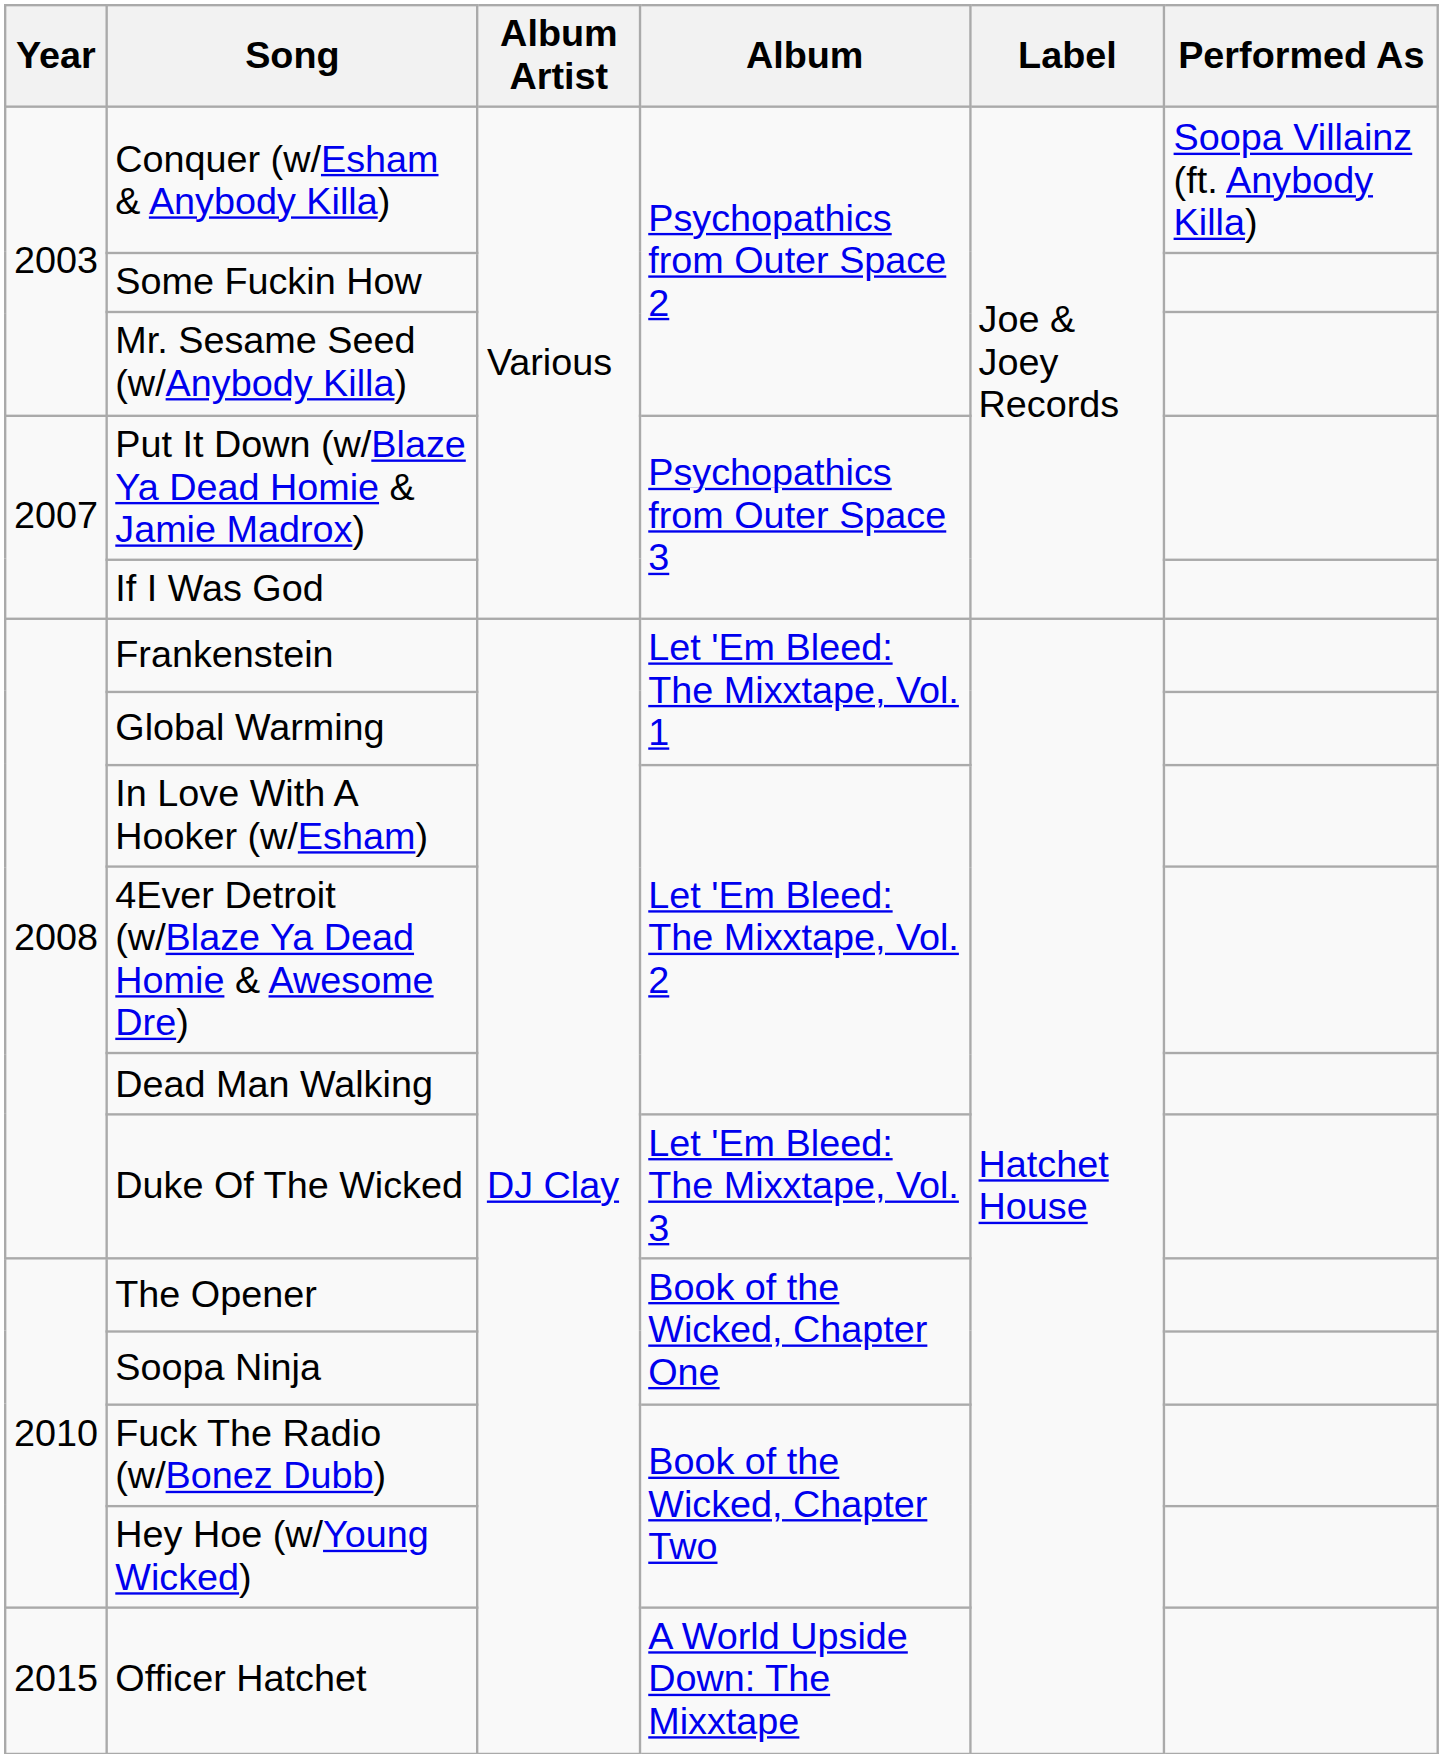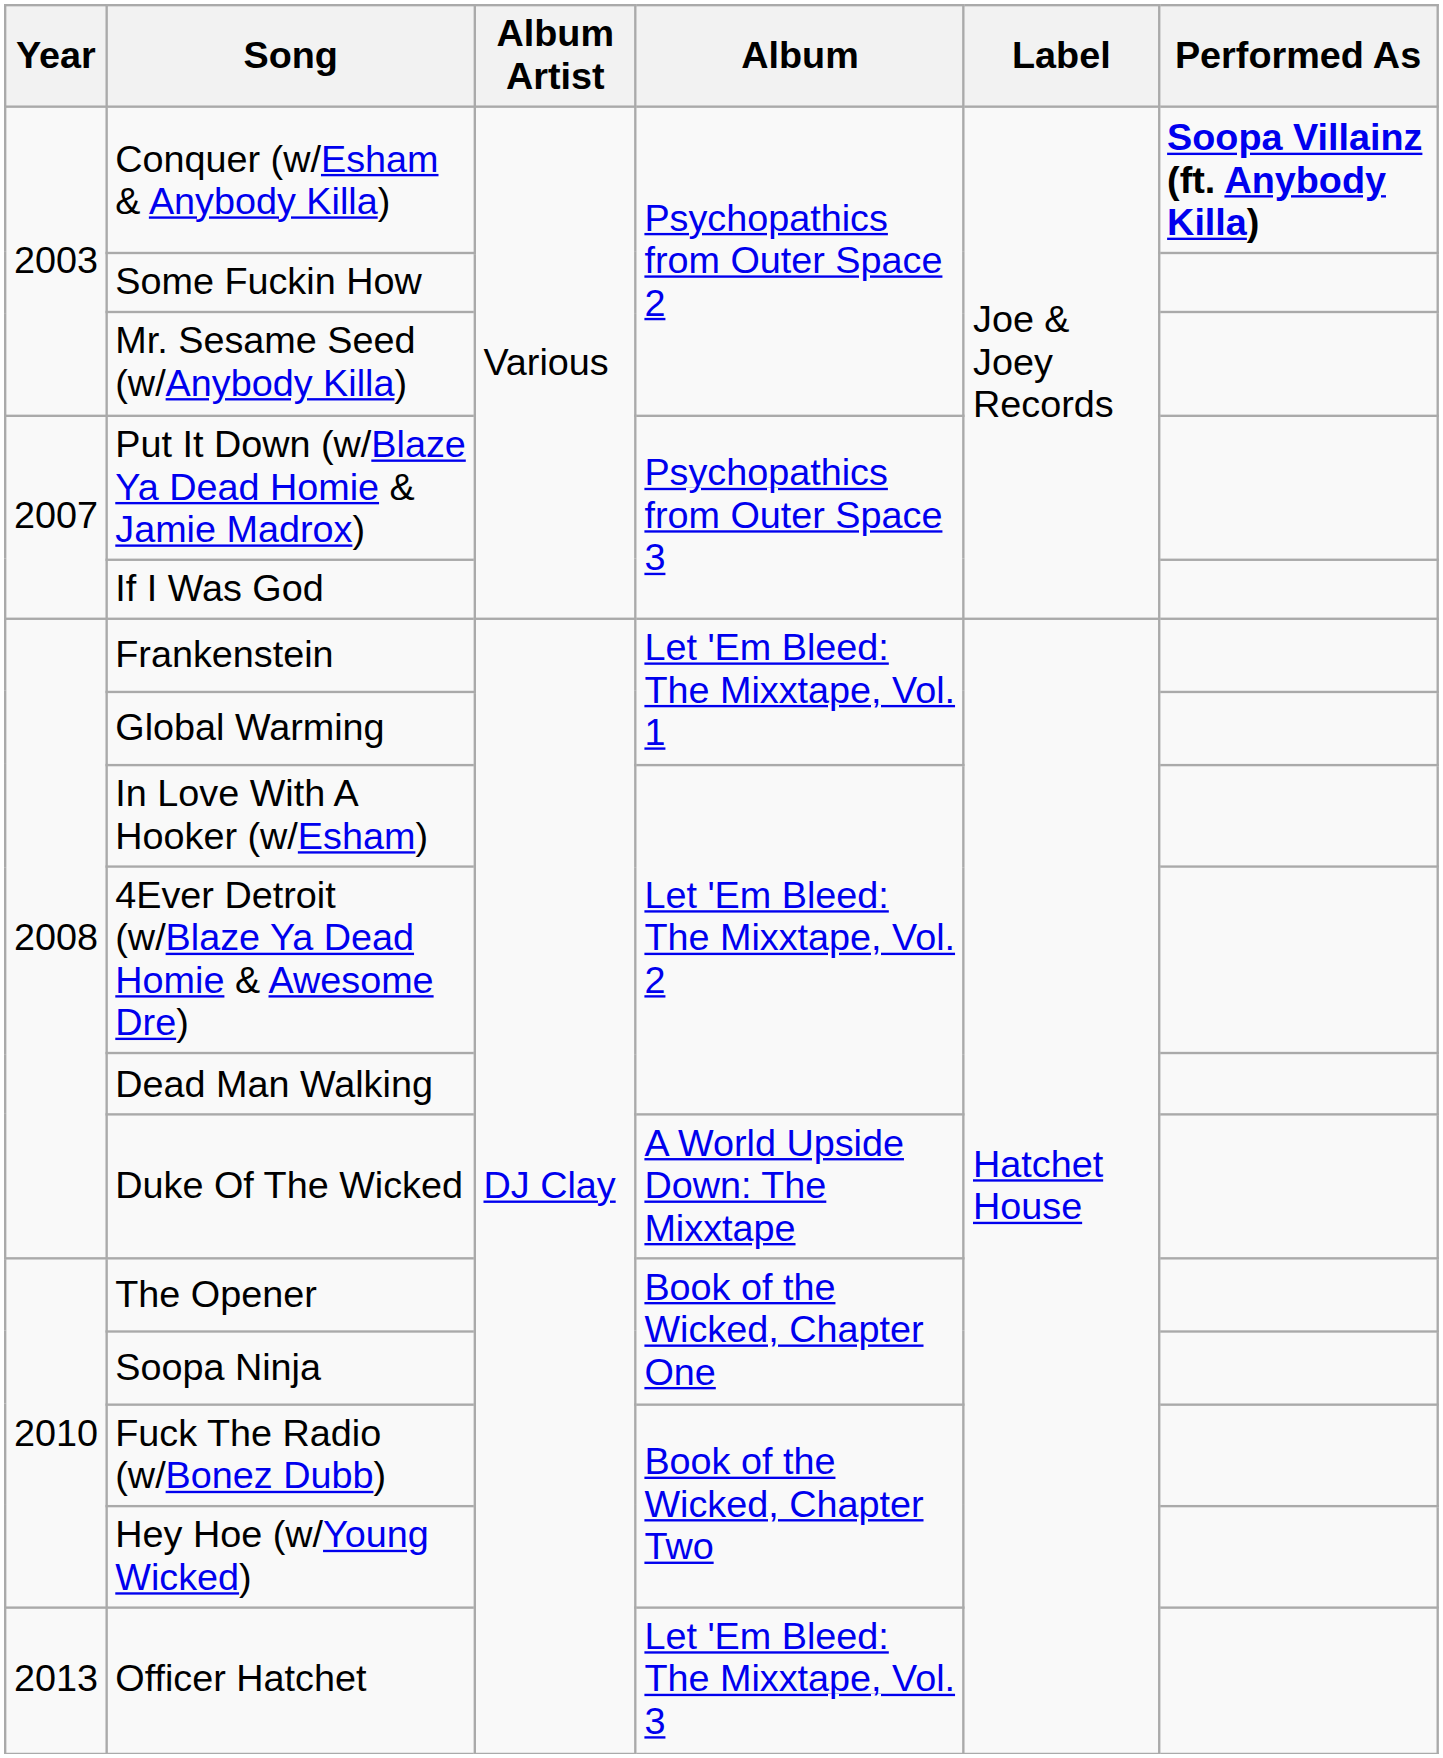(1293, 179) normal -> (1295, 179) bold
(804, 1185) Let 'Em Bleed: The Mixxtape, Vol. 3 -> (774, 1185) A World Upside Down: The Mixxtape
(56, 1679) 2015 -> (56, 1679) 2013
(778, 1679) A World Upside Down: The Mixxtape -> (800, 1679) Let 'Em Bleed: The Mixxtape, Vol. 3
